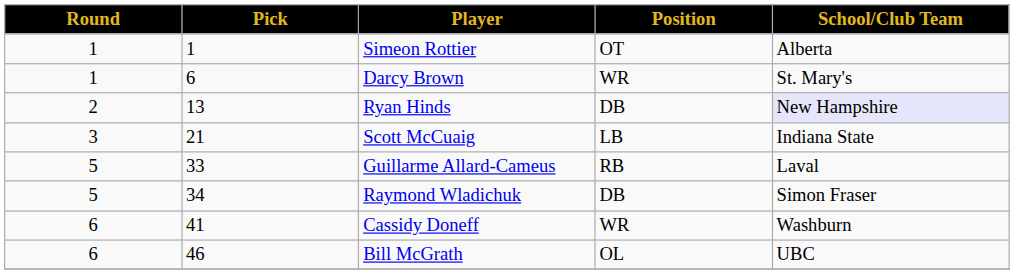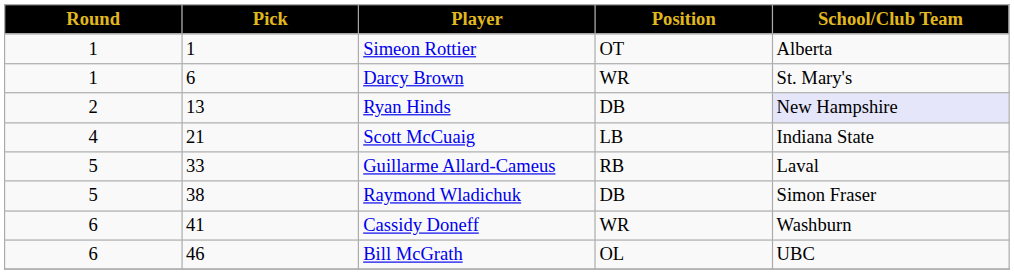(93, 136) 3 -> (93, 136) 4
(195, 195) 34 -> (195, 195) 38
